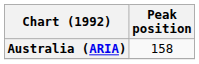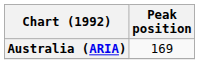(162, 49) 158 -> (162, 49) 169
